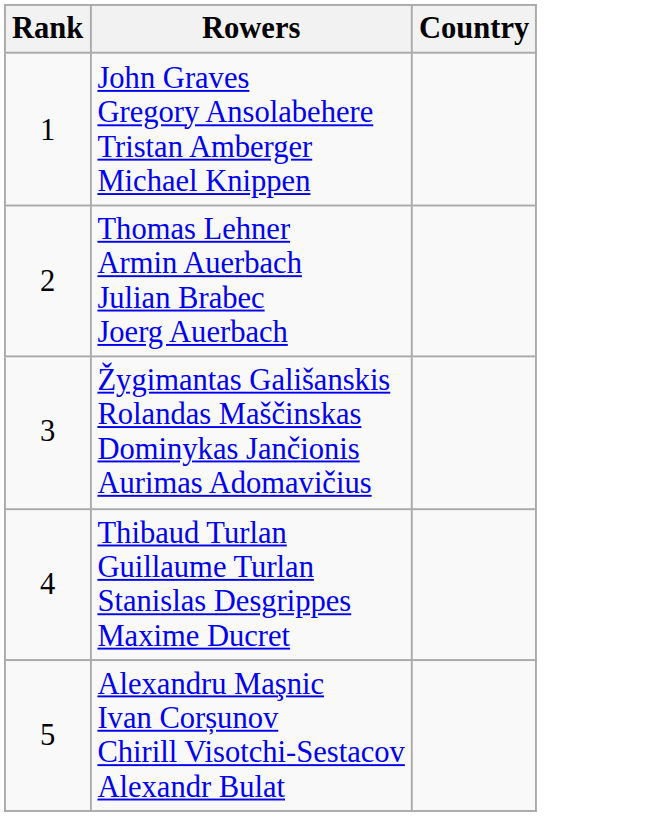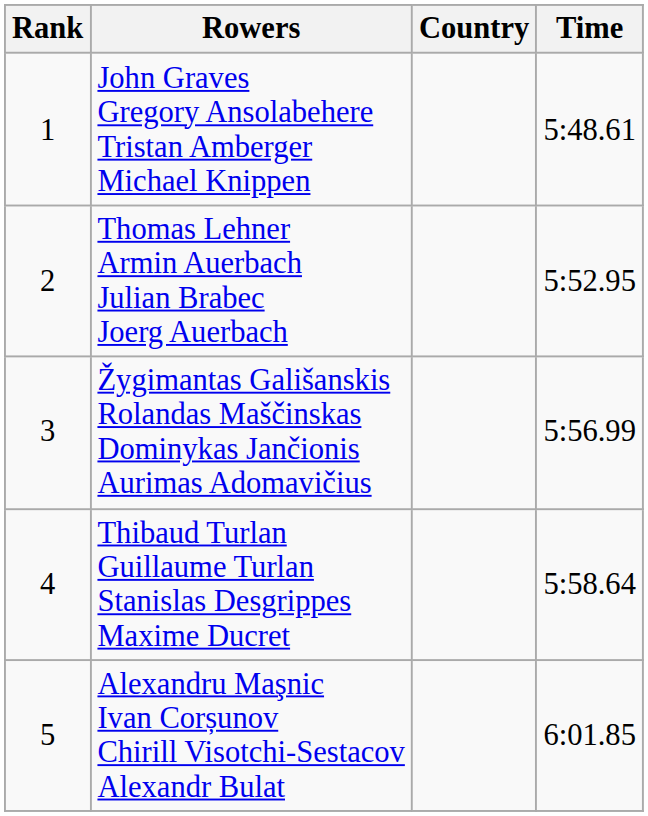+ column: (590, 28)
